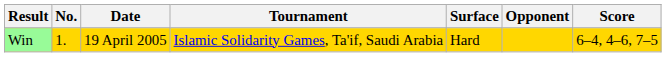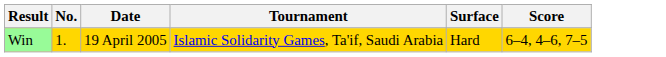- column: (537, 16)
